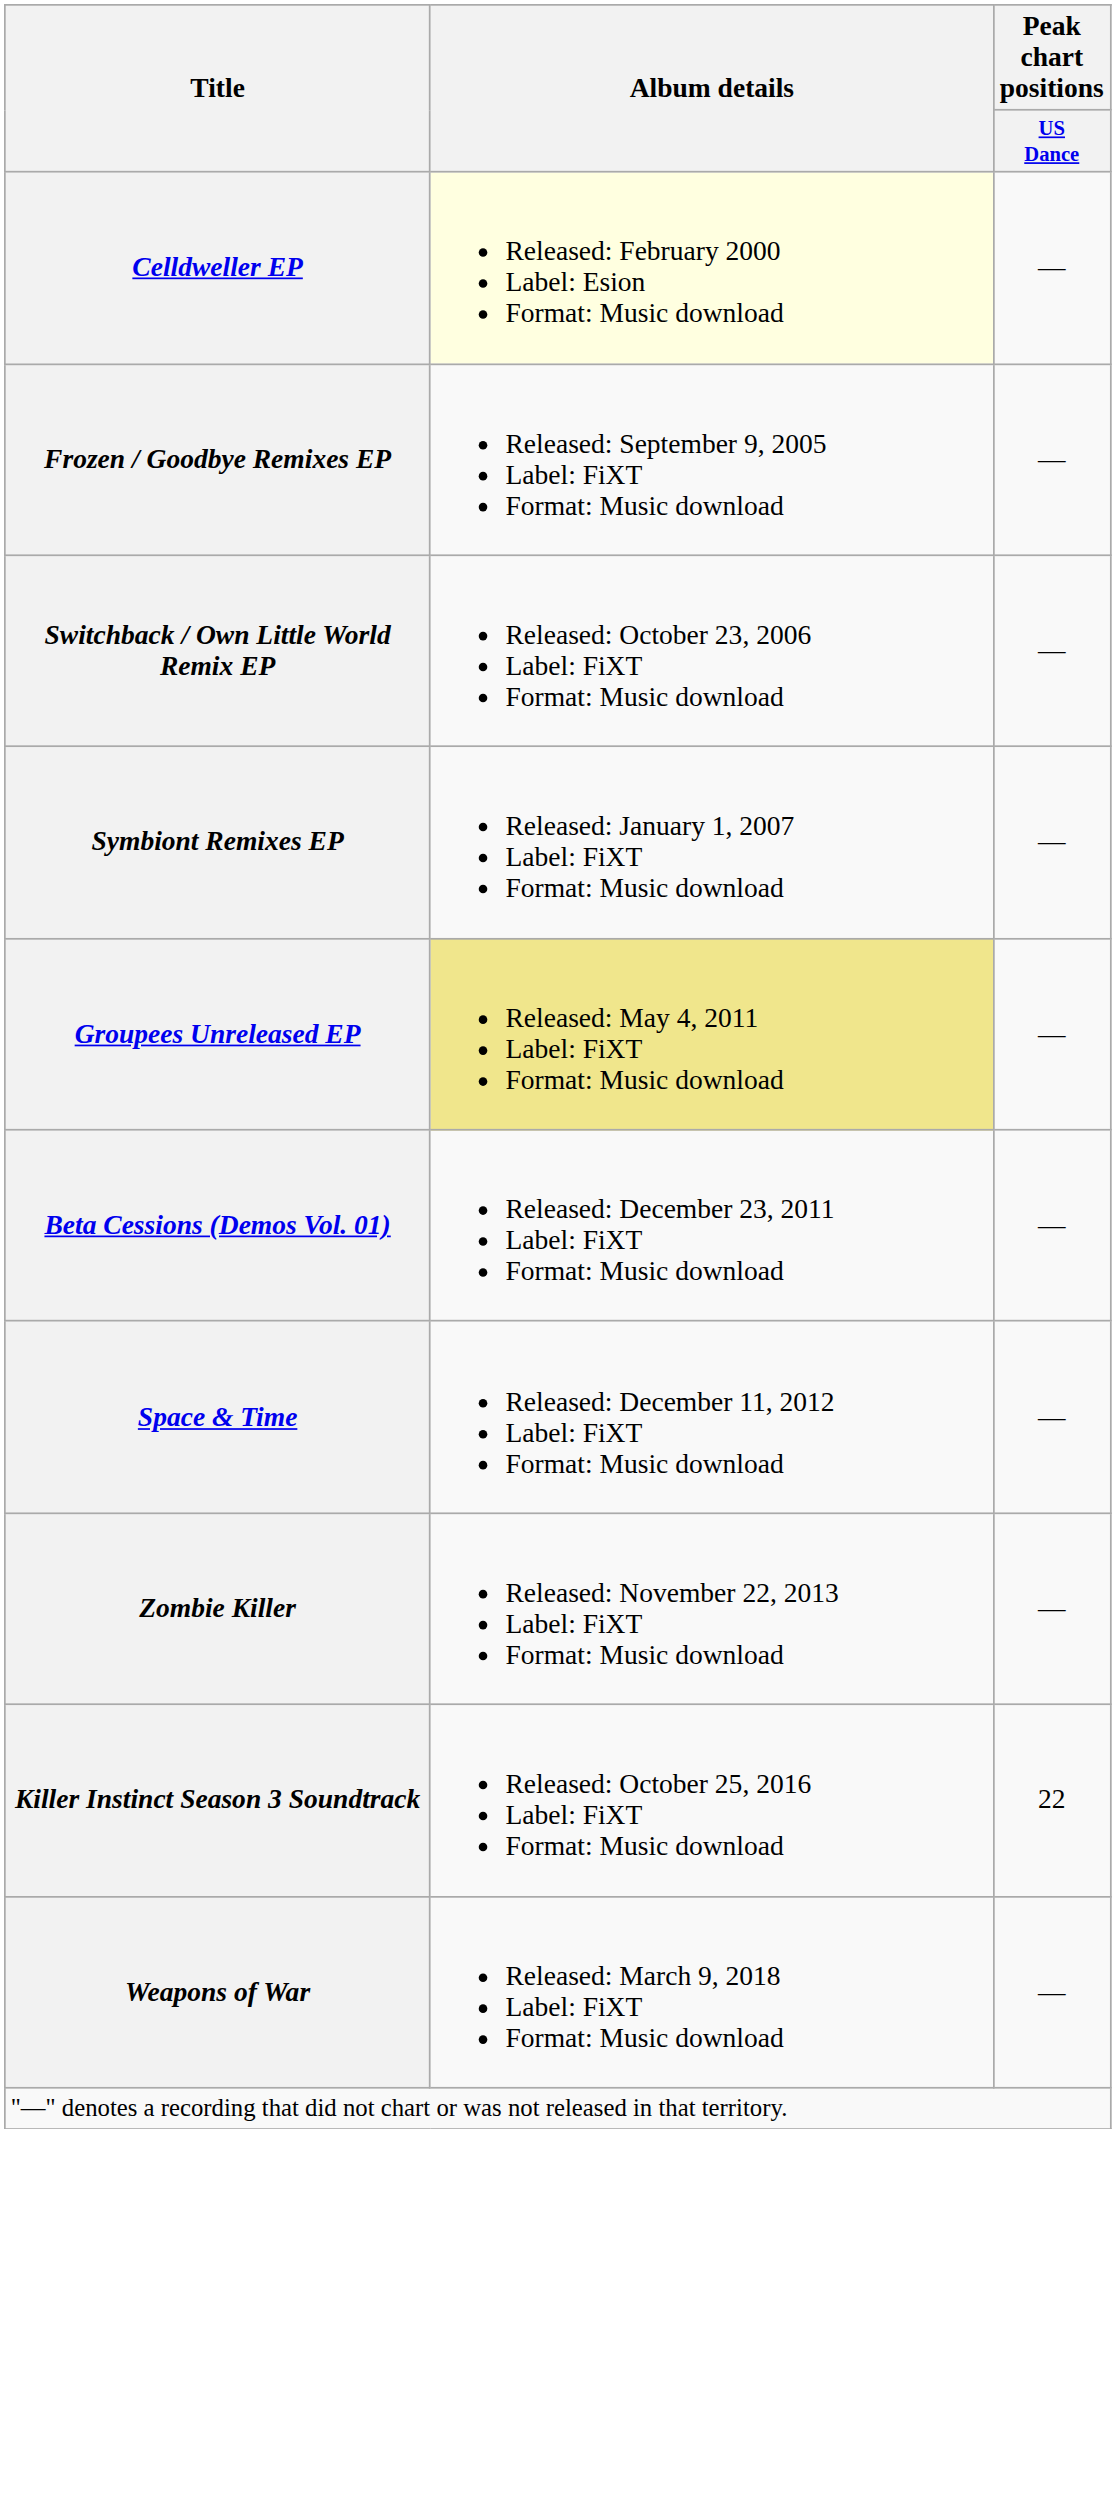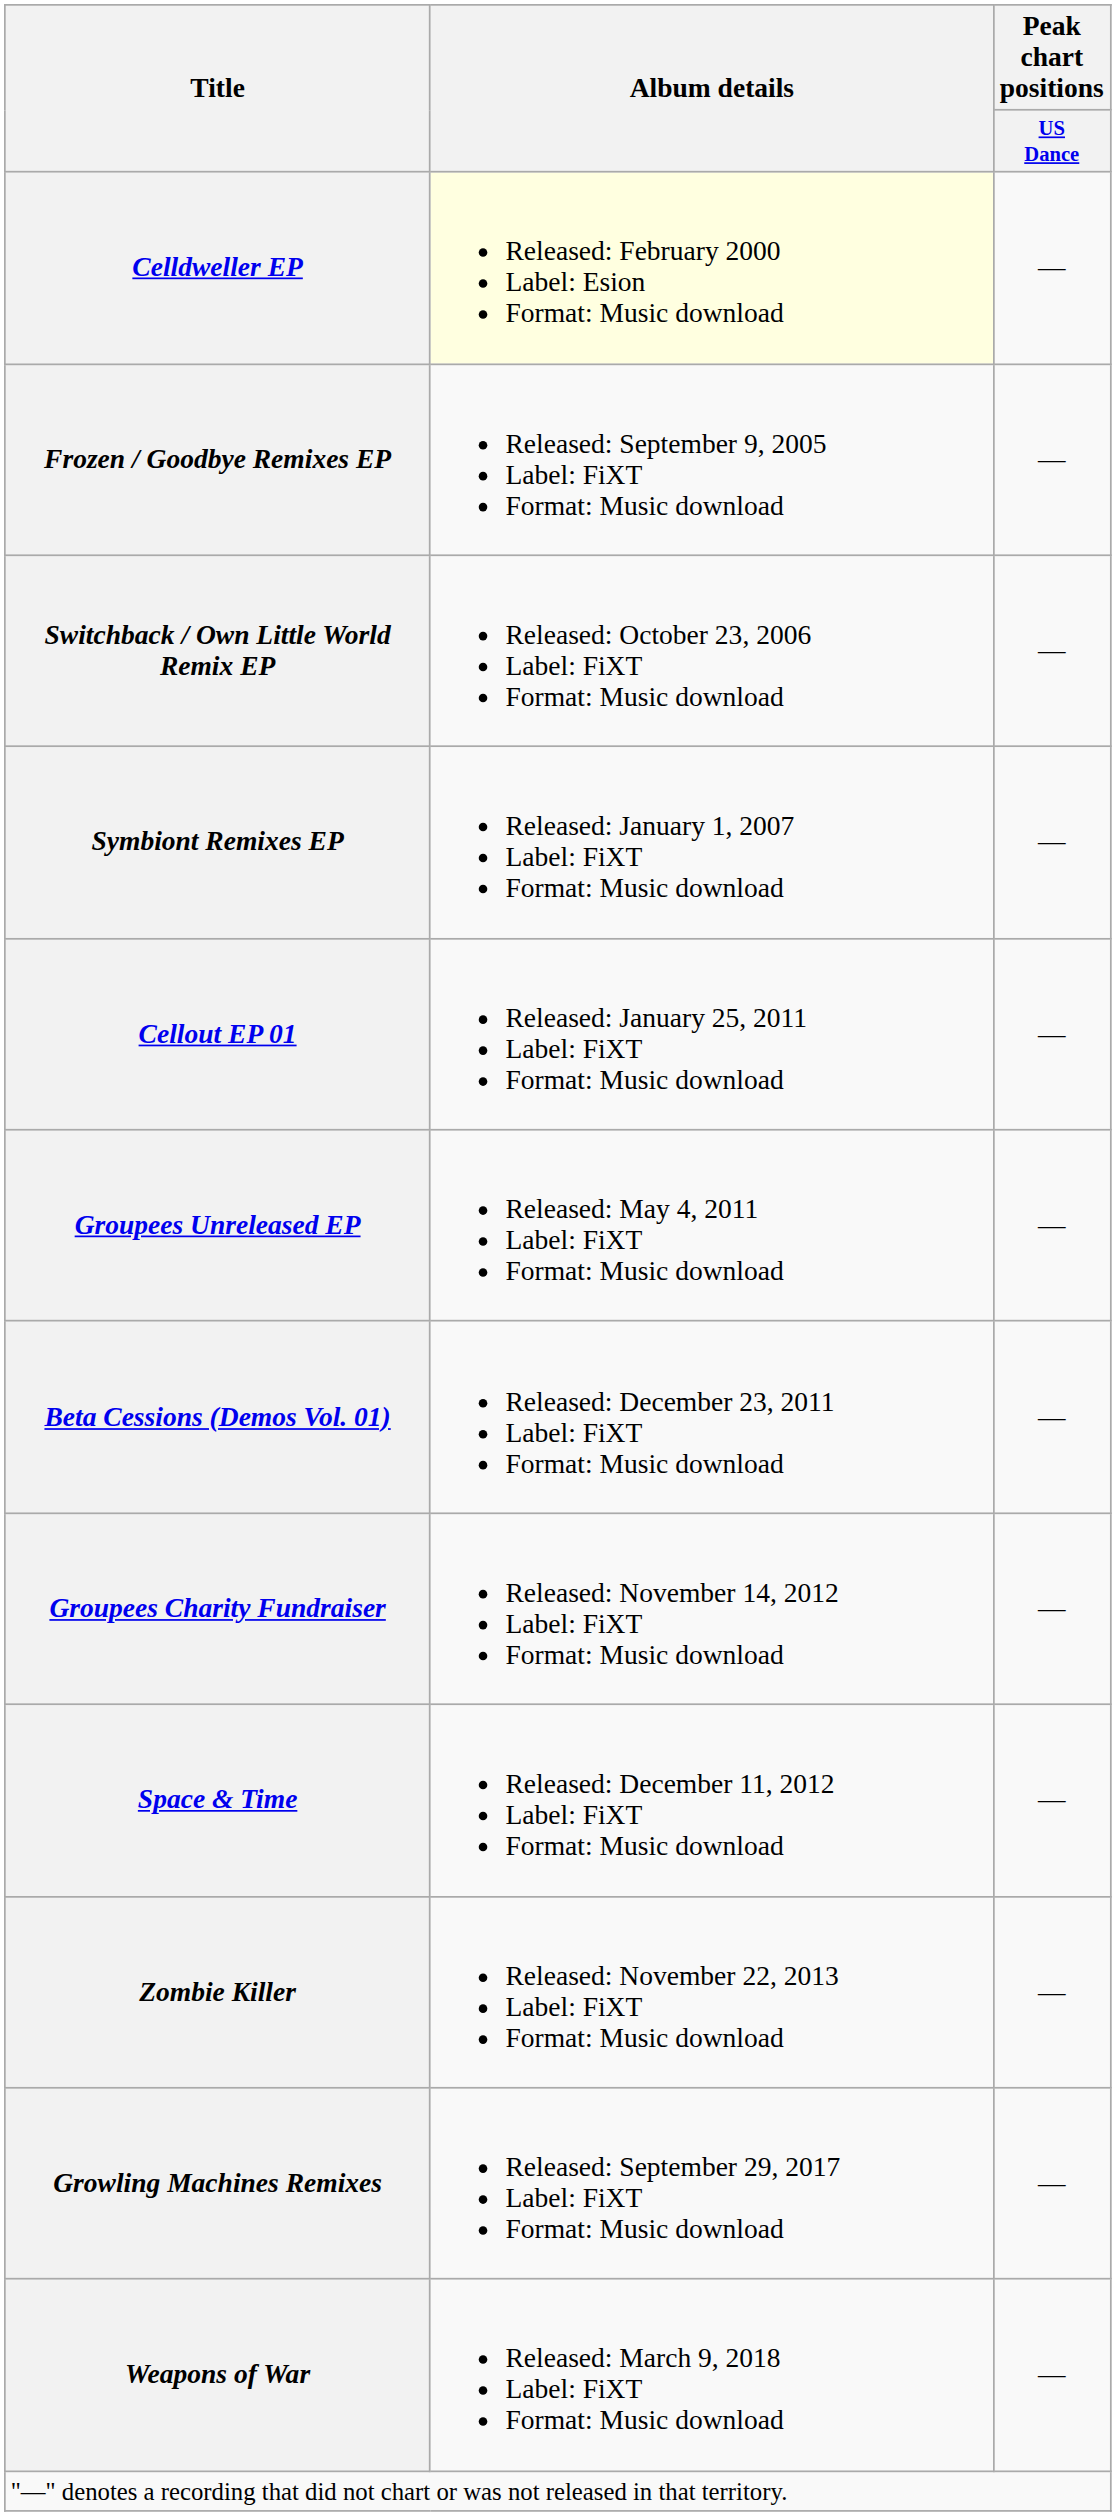+ row: (218, 1033)
(712, 1049) khaki background -> (712, 1241) no background
+ row: (218, 1608)
- row: (218, 1799)
+ row: (218, 2183)
